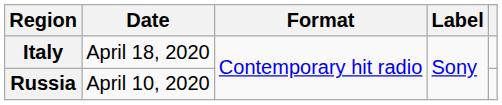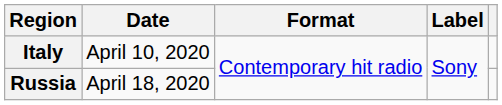(148, 52) April 18, 2020 -> (148, 52) April 10, 2020
(148, 83) April 10, 2020 -> (148, 83) April 18, 2020
